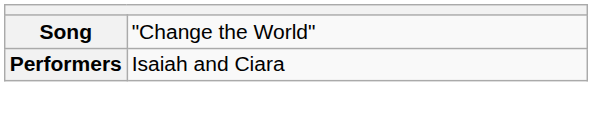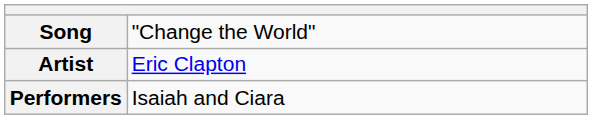+ row: (66, 65)
